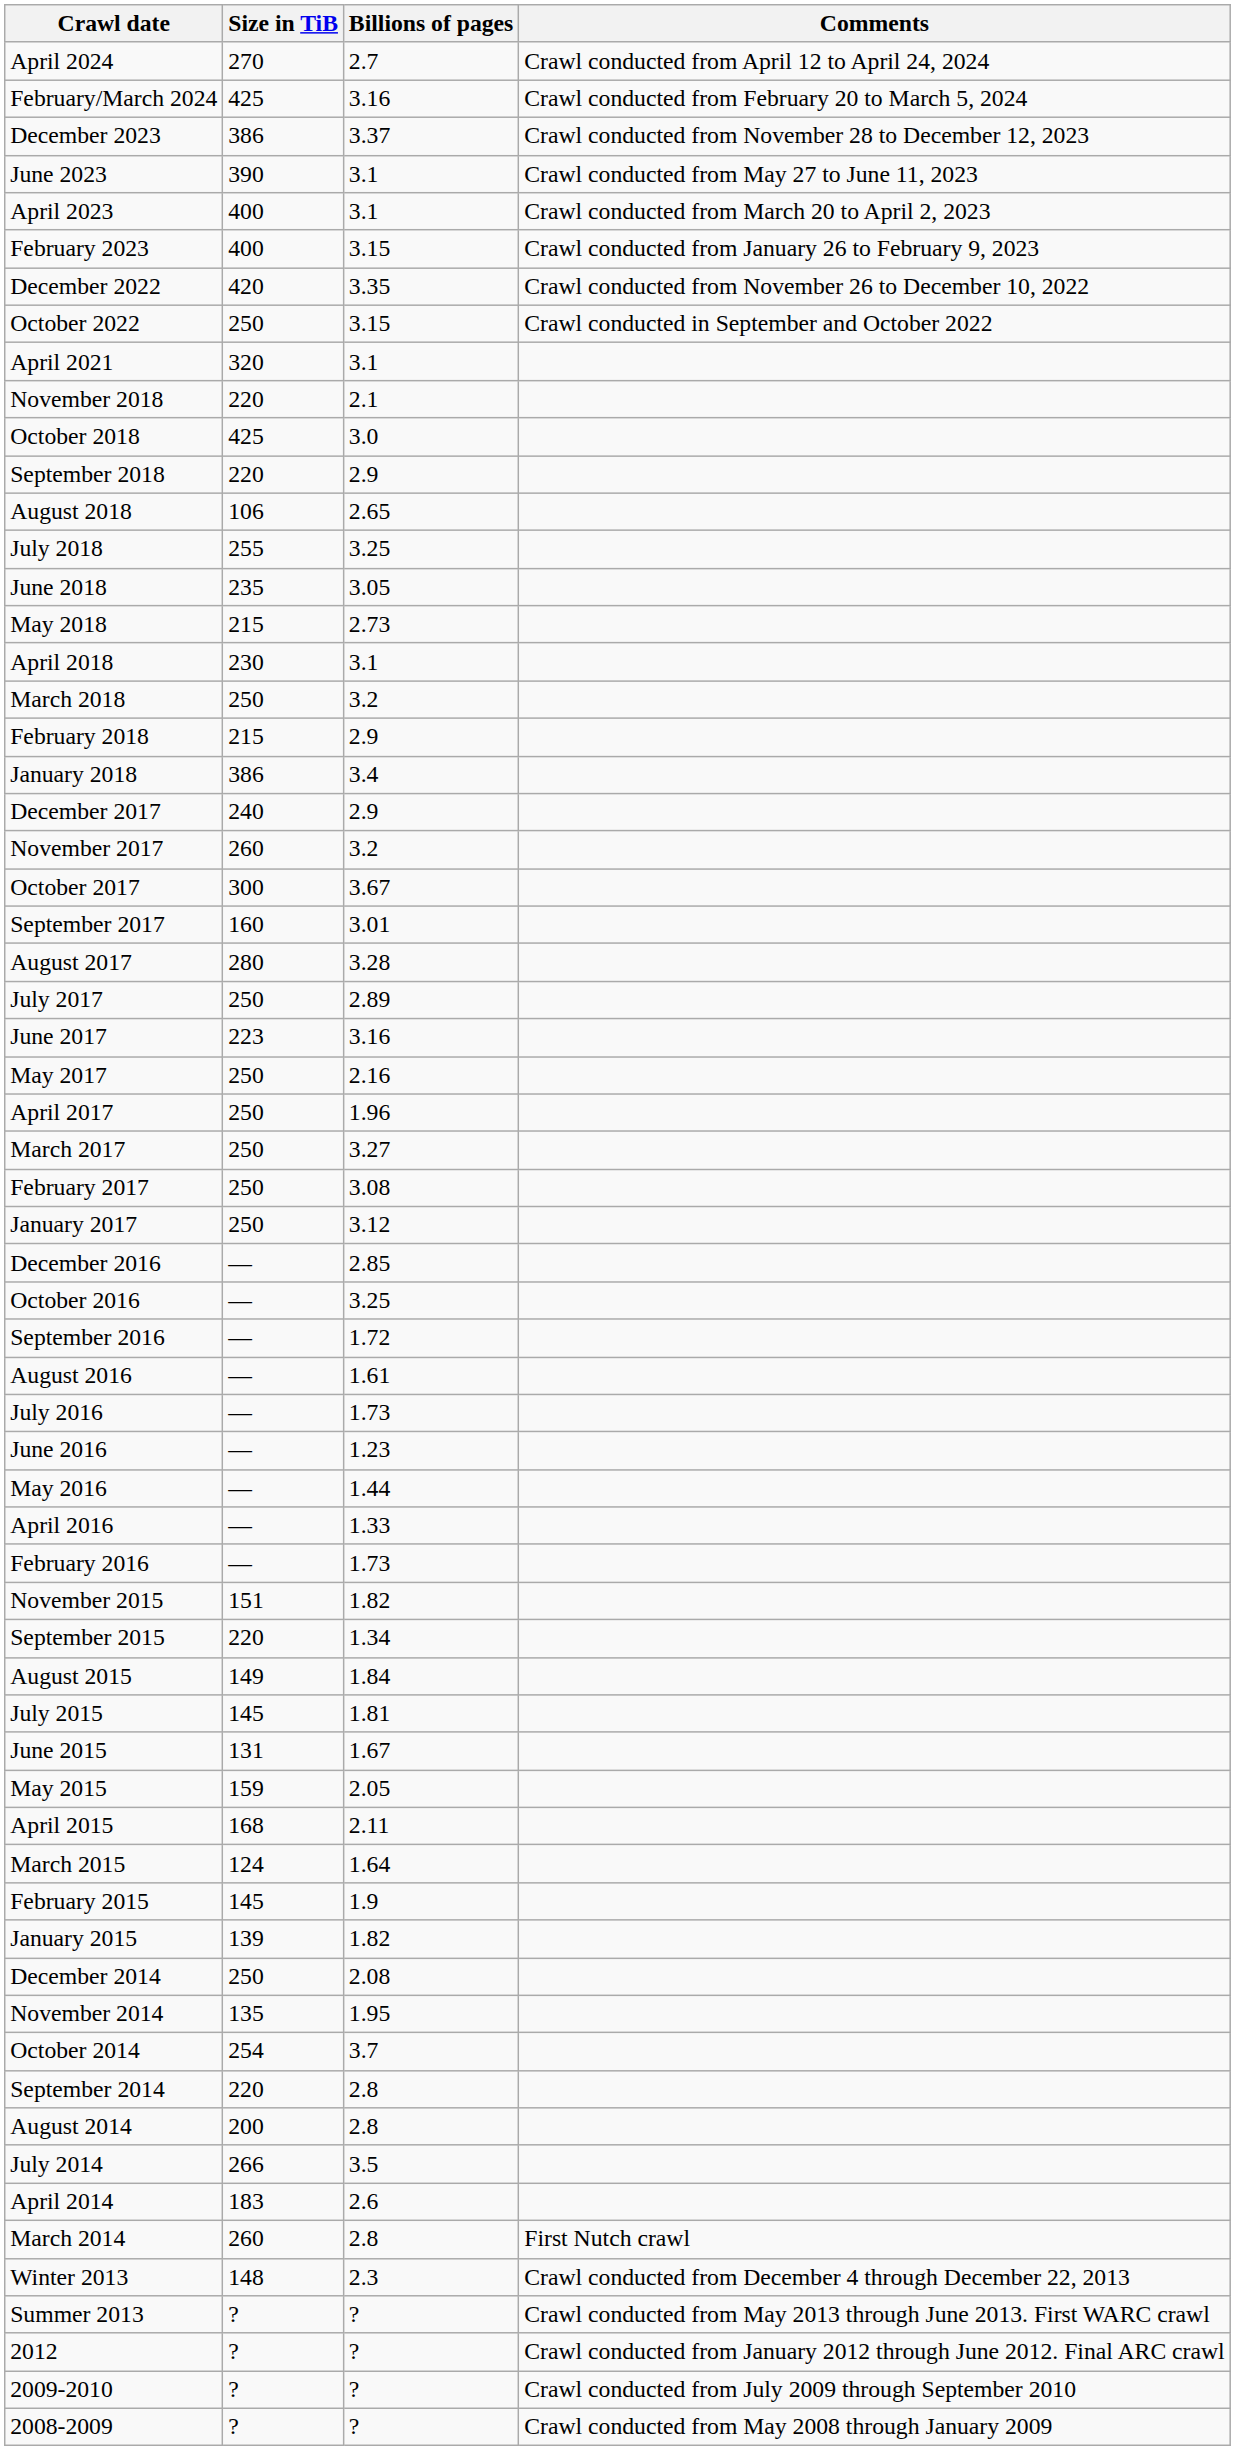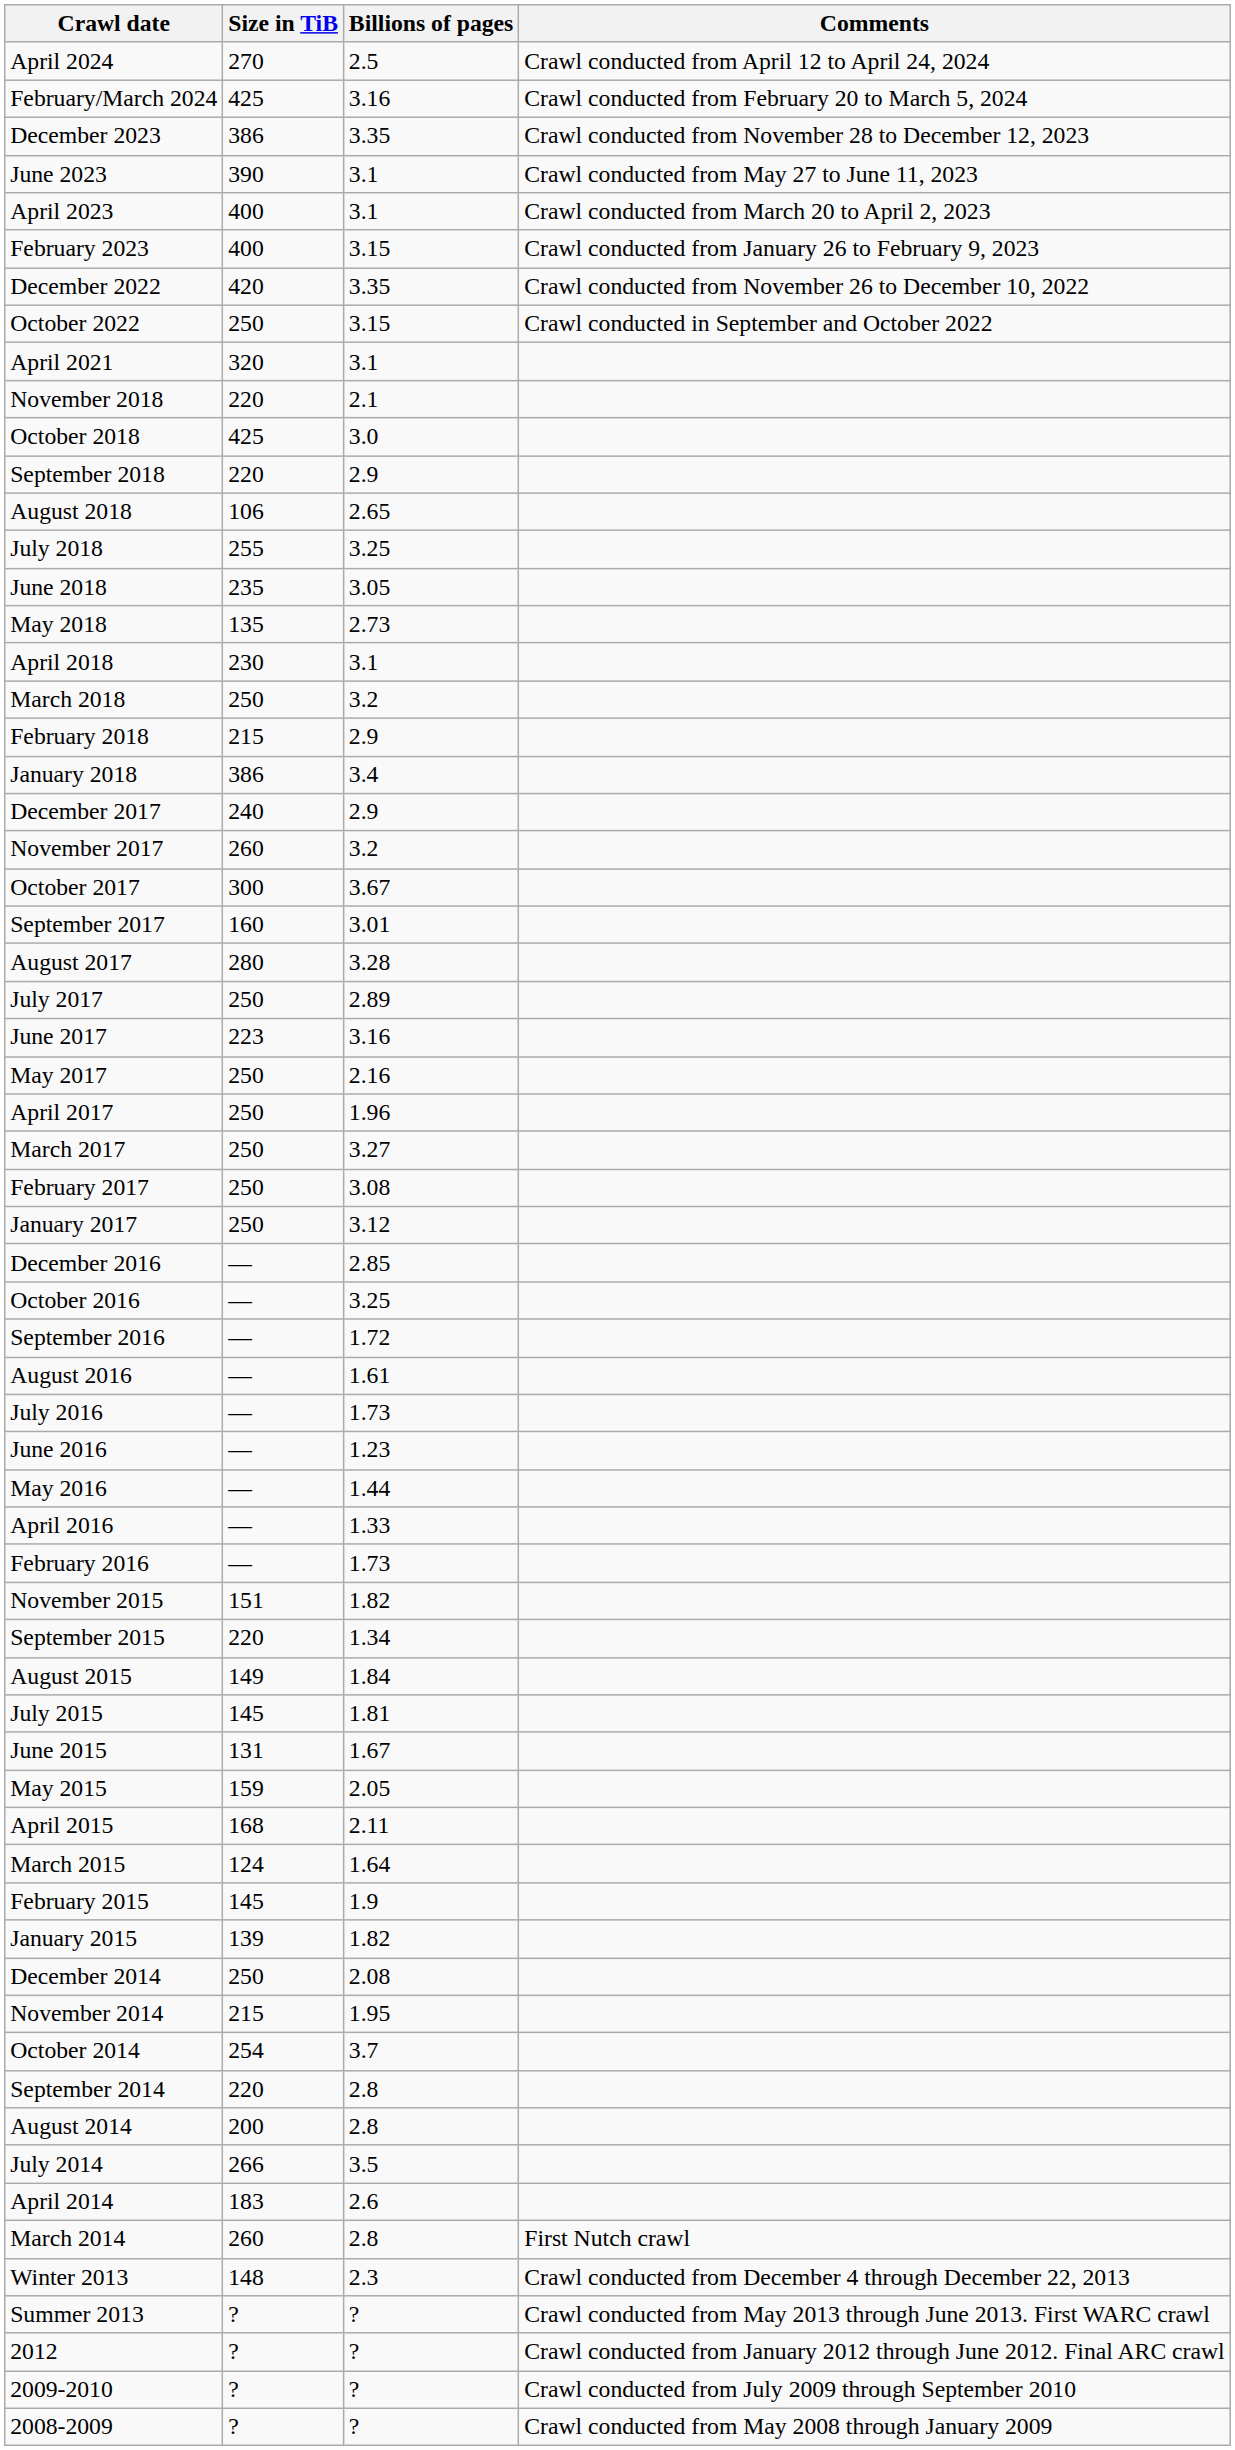(364, 60) 2.7 -> (364, 60) 2.5
(370, 135) 3.37 -> (370, 135) 3.35
(246, 624) 215 -> (246, 624) 135
(246, 2013) 135 -> (246, 2013) 215
